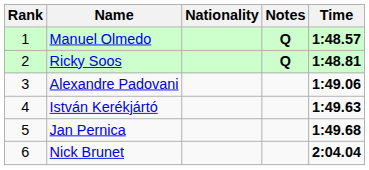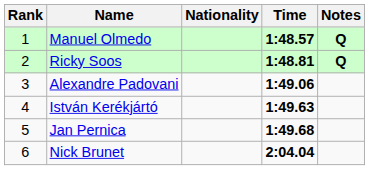columns swapped: (336, 15) <-> (285, 15)
